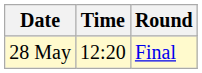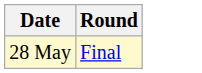- column: (103, 20)
